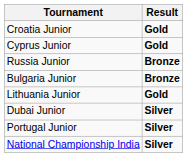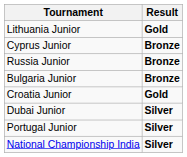rows swapped: (39, 29) <-> (43, 95)
(156, 45) Gold -> (162, 45) Bronze
